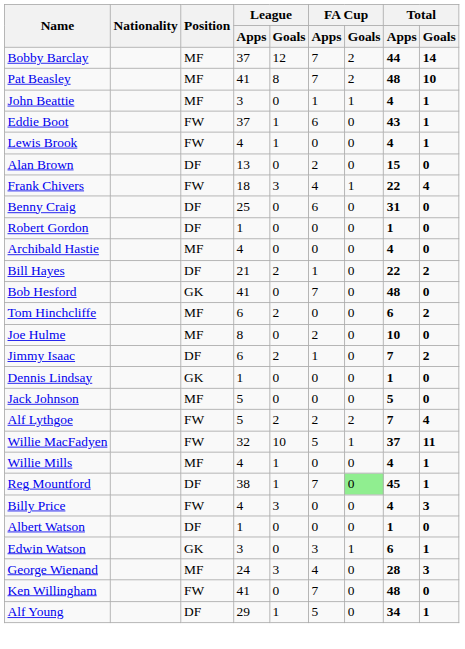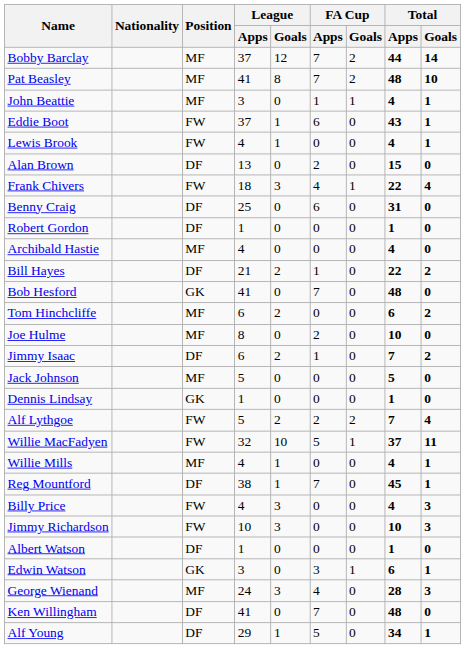rows swapped: (43, 398) <-> (50, 377)
(351, 484) lightgreen background -> (352, 484) no background
+ row: (58, 526)
(194, 590) FW -> (194, 611) DF
